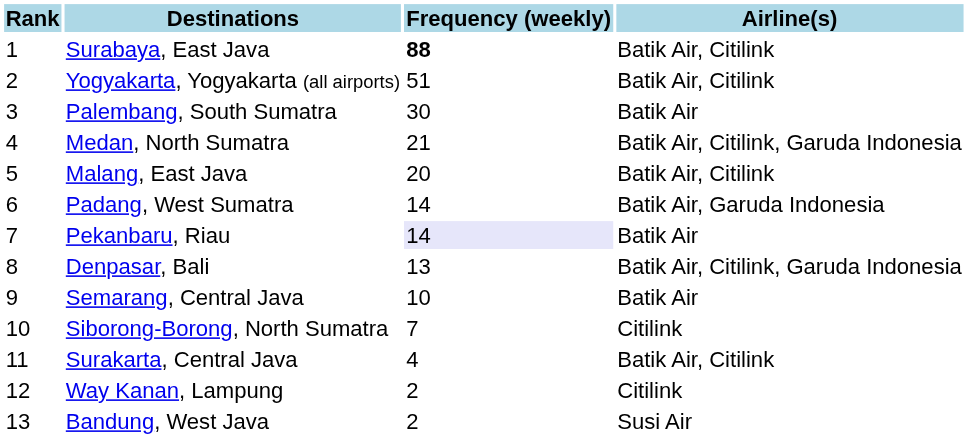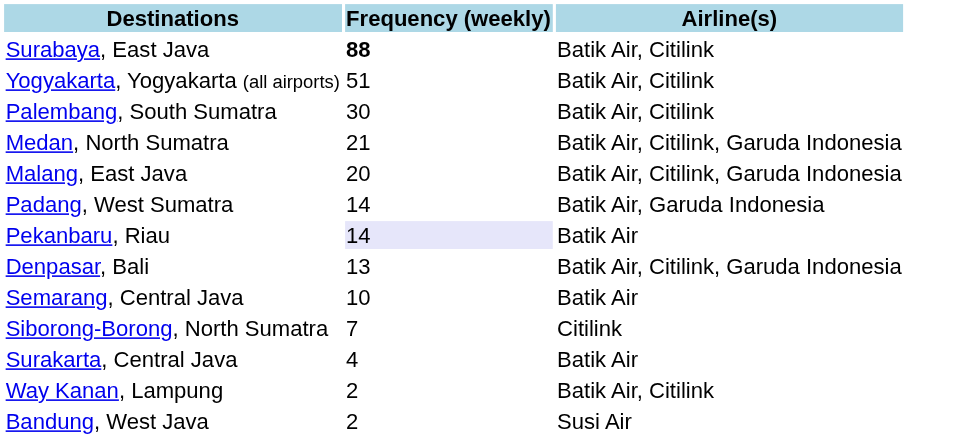- column: (33, 18)
(658, 111) Batik Air -> (636, 111) Batik Air, Citilink
(696, 173) Batik Air, Citilink -> (729, 173) Batik Air, Citilink, Garuda Indonesia
(696, 359) Batik Air, Citilink -> (598, 359) Batik Air
(650, 390) Citilink -> (636, 390) Batik Air, Citilink
